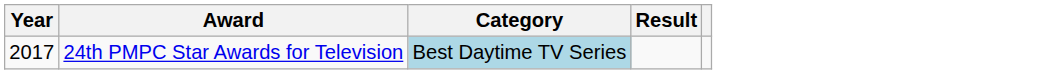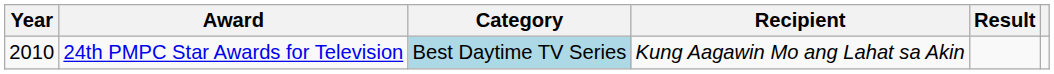+ column: (800, 20)
(32, 52) 2017 -> (32, 52) 2010
